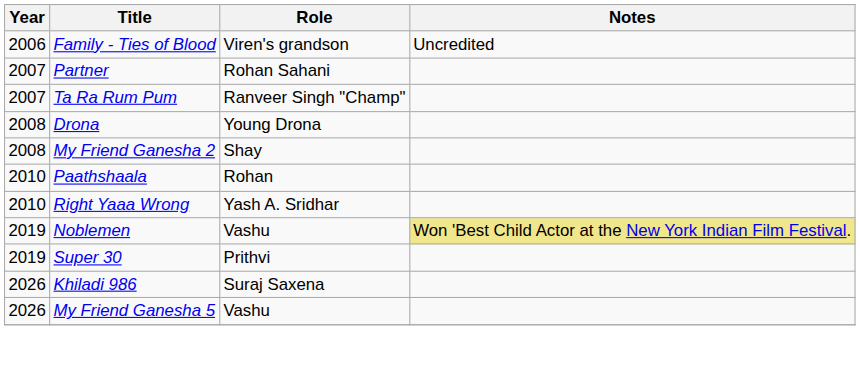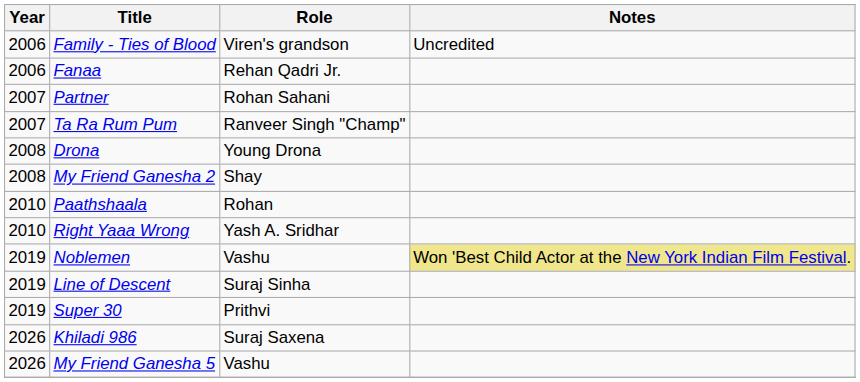+ row: (77, 71)
+ row: (112, 284)
